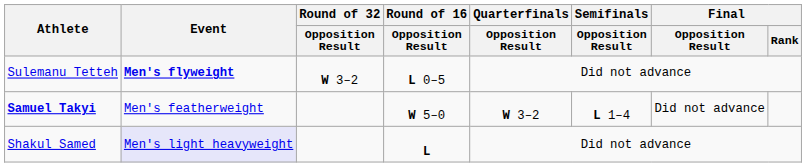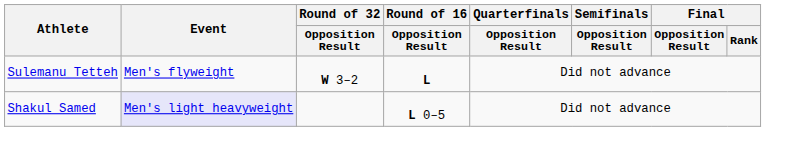(179, 73) bold -> (179, 73) normal
(427, 81) L 0–5 -> (427, 81) L
- row: (52, 109)
(427, 151) L -> (427, 116) L 0–5
